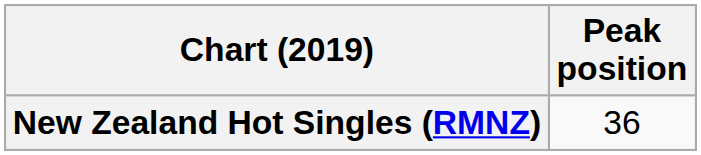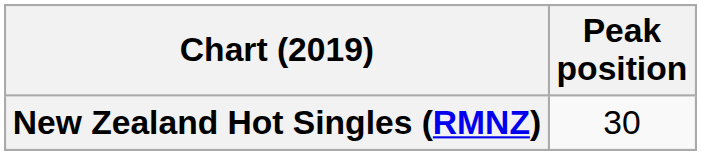(622, 122) 36 -> (622, 122) 30
